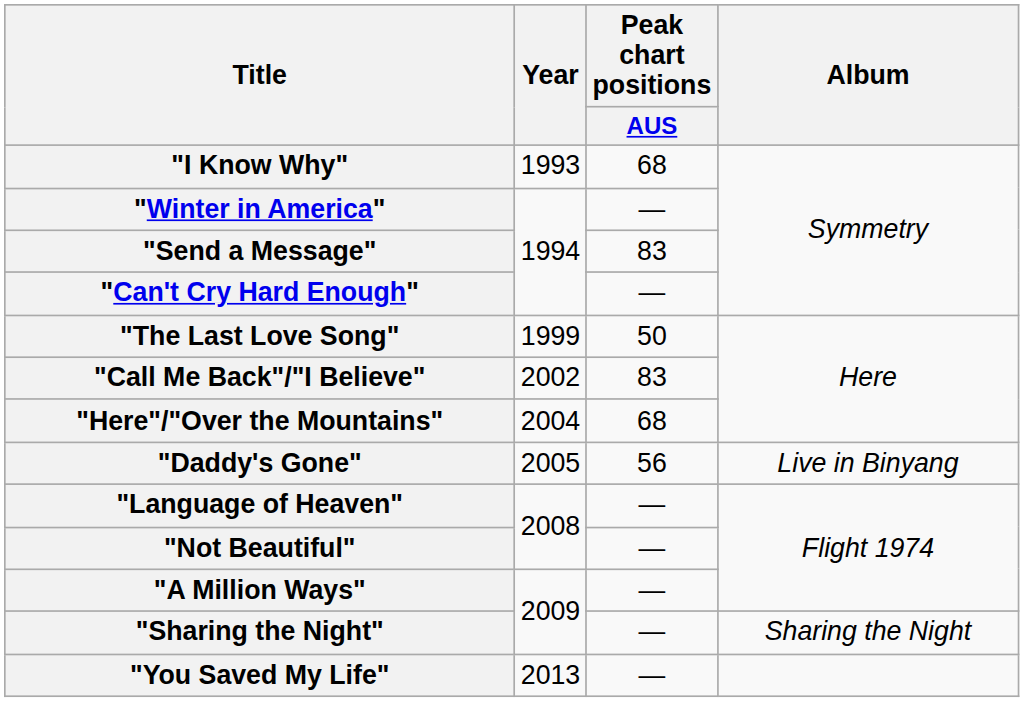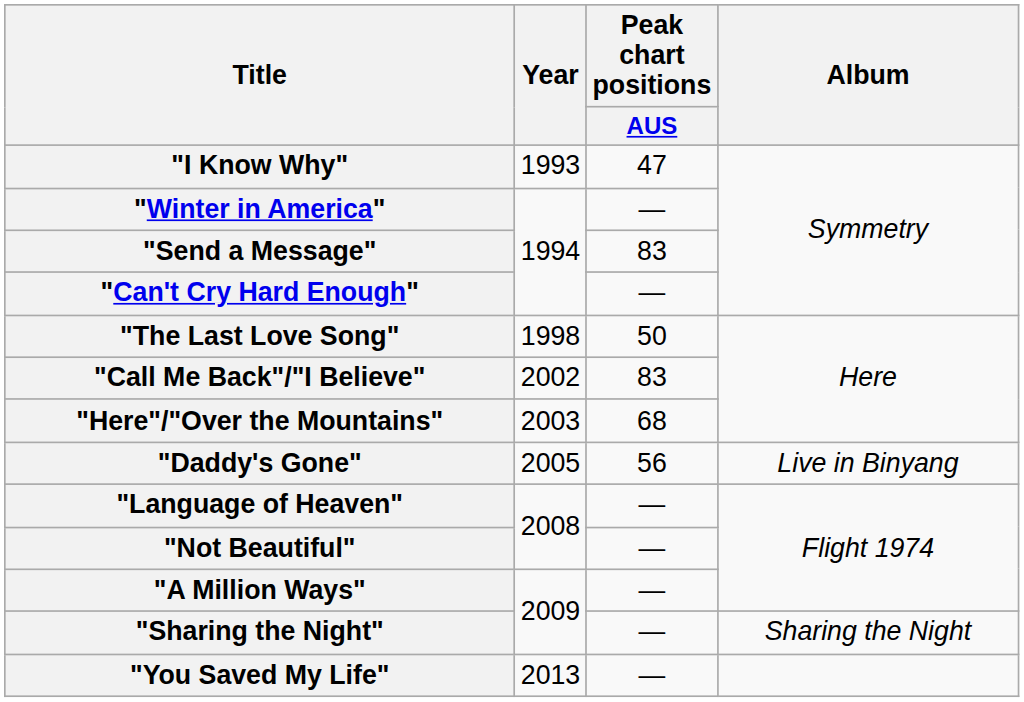(652, 166) 68 -> (652, 166) 47
(551, 335) 1999 -> (551, 335) 1998
(551, 420) 2004 -> (551, 420) 2003
